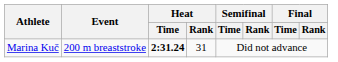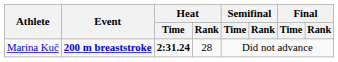(105, 48) normal -> (108, 48) bold
(201, 48) 31 -> (207, 48) 28
